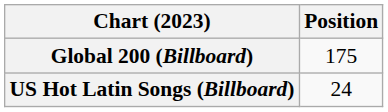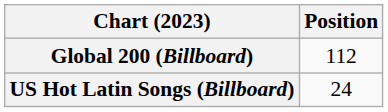(341, 55) 175 -> (341, 55) 112
